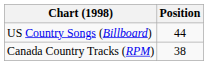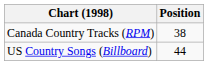rows swapped: (81, 51) <-> (79, 32)
